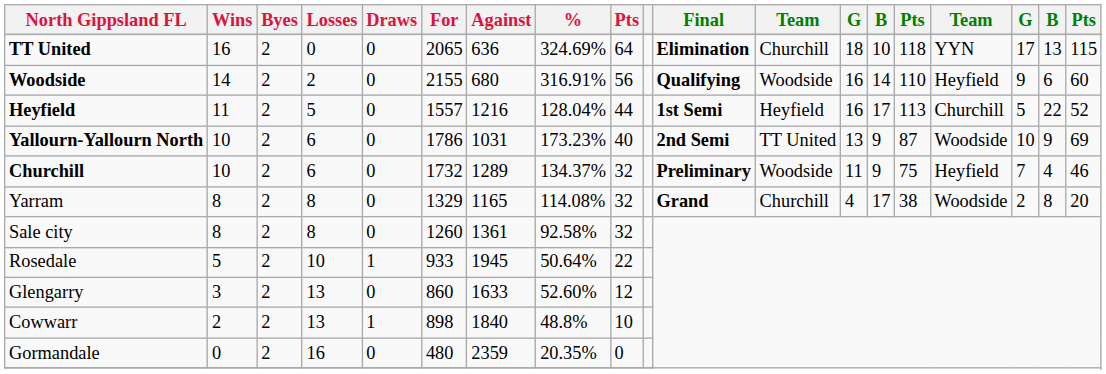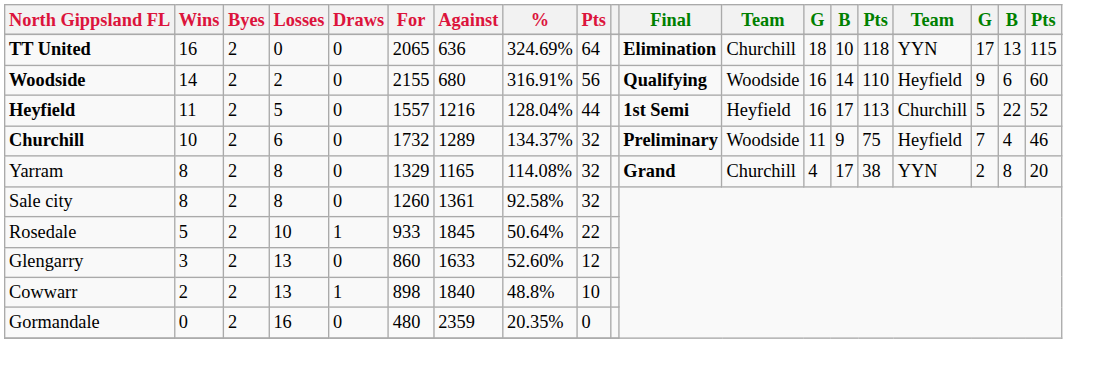- row: (106, 140)
(971, 200) Woodside -> (918, 170) YYN
(490, 261) 1945 -> (457, 231) 1845
